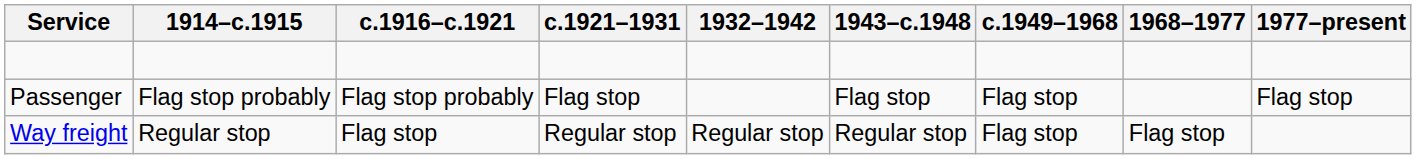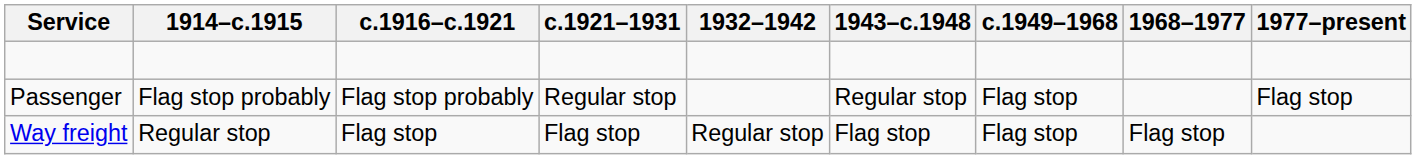(592, 97) Flag stop -> (610, 97) Regular stop
(883, 97) Flag stop -> (901, 97) Regular stop
(610, 134) Regular stop -> (592, 134) Flag stop
(901, 134) Regular stop -> (883, 134) Flag stop
